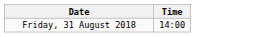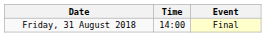+ column: (226, 11)
